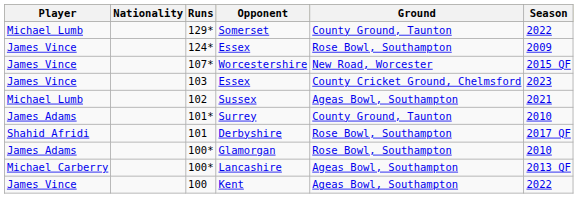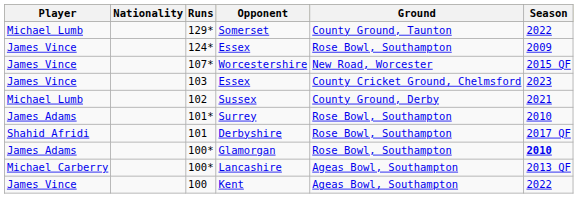(385, 99) Ageas Bowl, Southampton -> (376, 99) County Ground, Derby
(382, 116) County Ground, Taunton -> (382, 116) Rose Bowl, Southampton
(539, 150) normal -> (539, 150) bold
